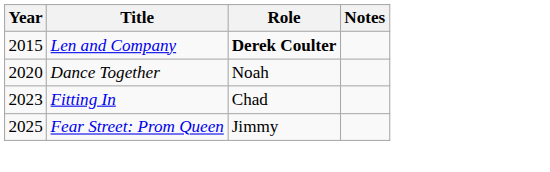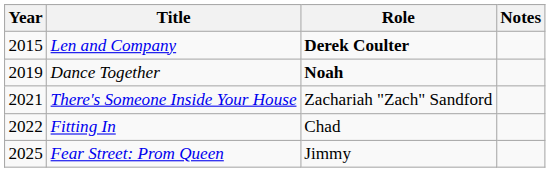(26, 72) 2020 -> (26, 72) 2019
(250, 72) normal -> (324, 72) bold
+ row: (174, 99)
(26, 99) 2023 -> (26, 126) 2022
